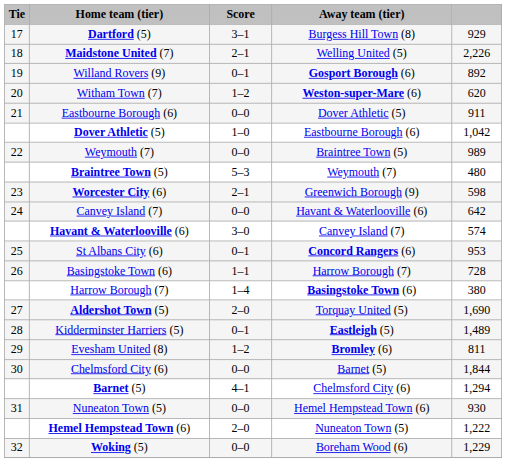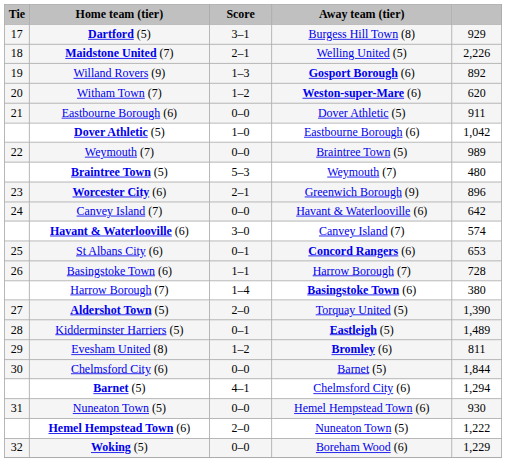(241, 73) 0–1 -> (241, 73) 1–3
(477, 192) 598 -> (477, 192) 896
(477, 251) 953 -> (477, 251) 653
(477, 310) 1,690 -> (477, 310) 1,390
